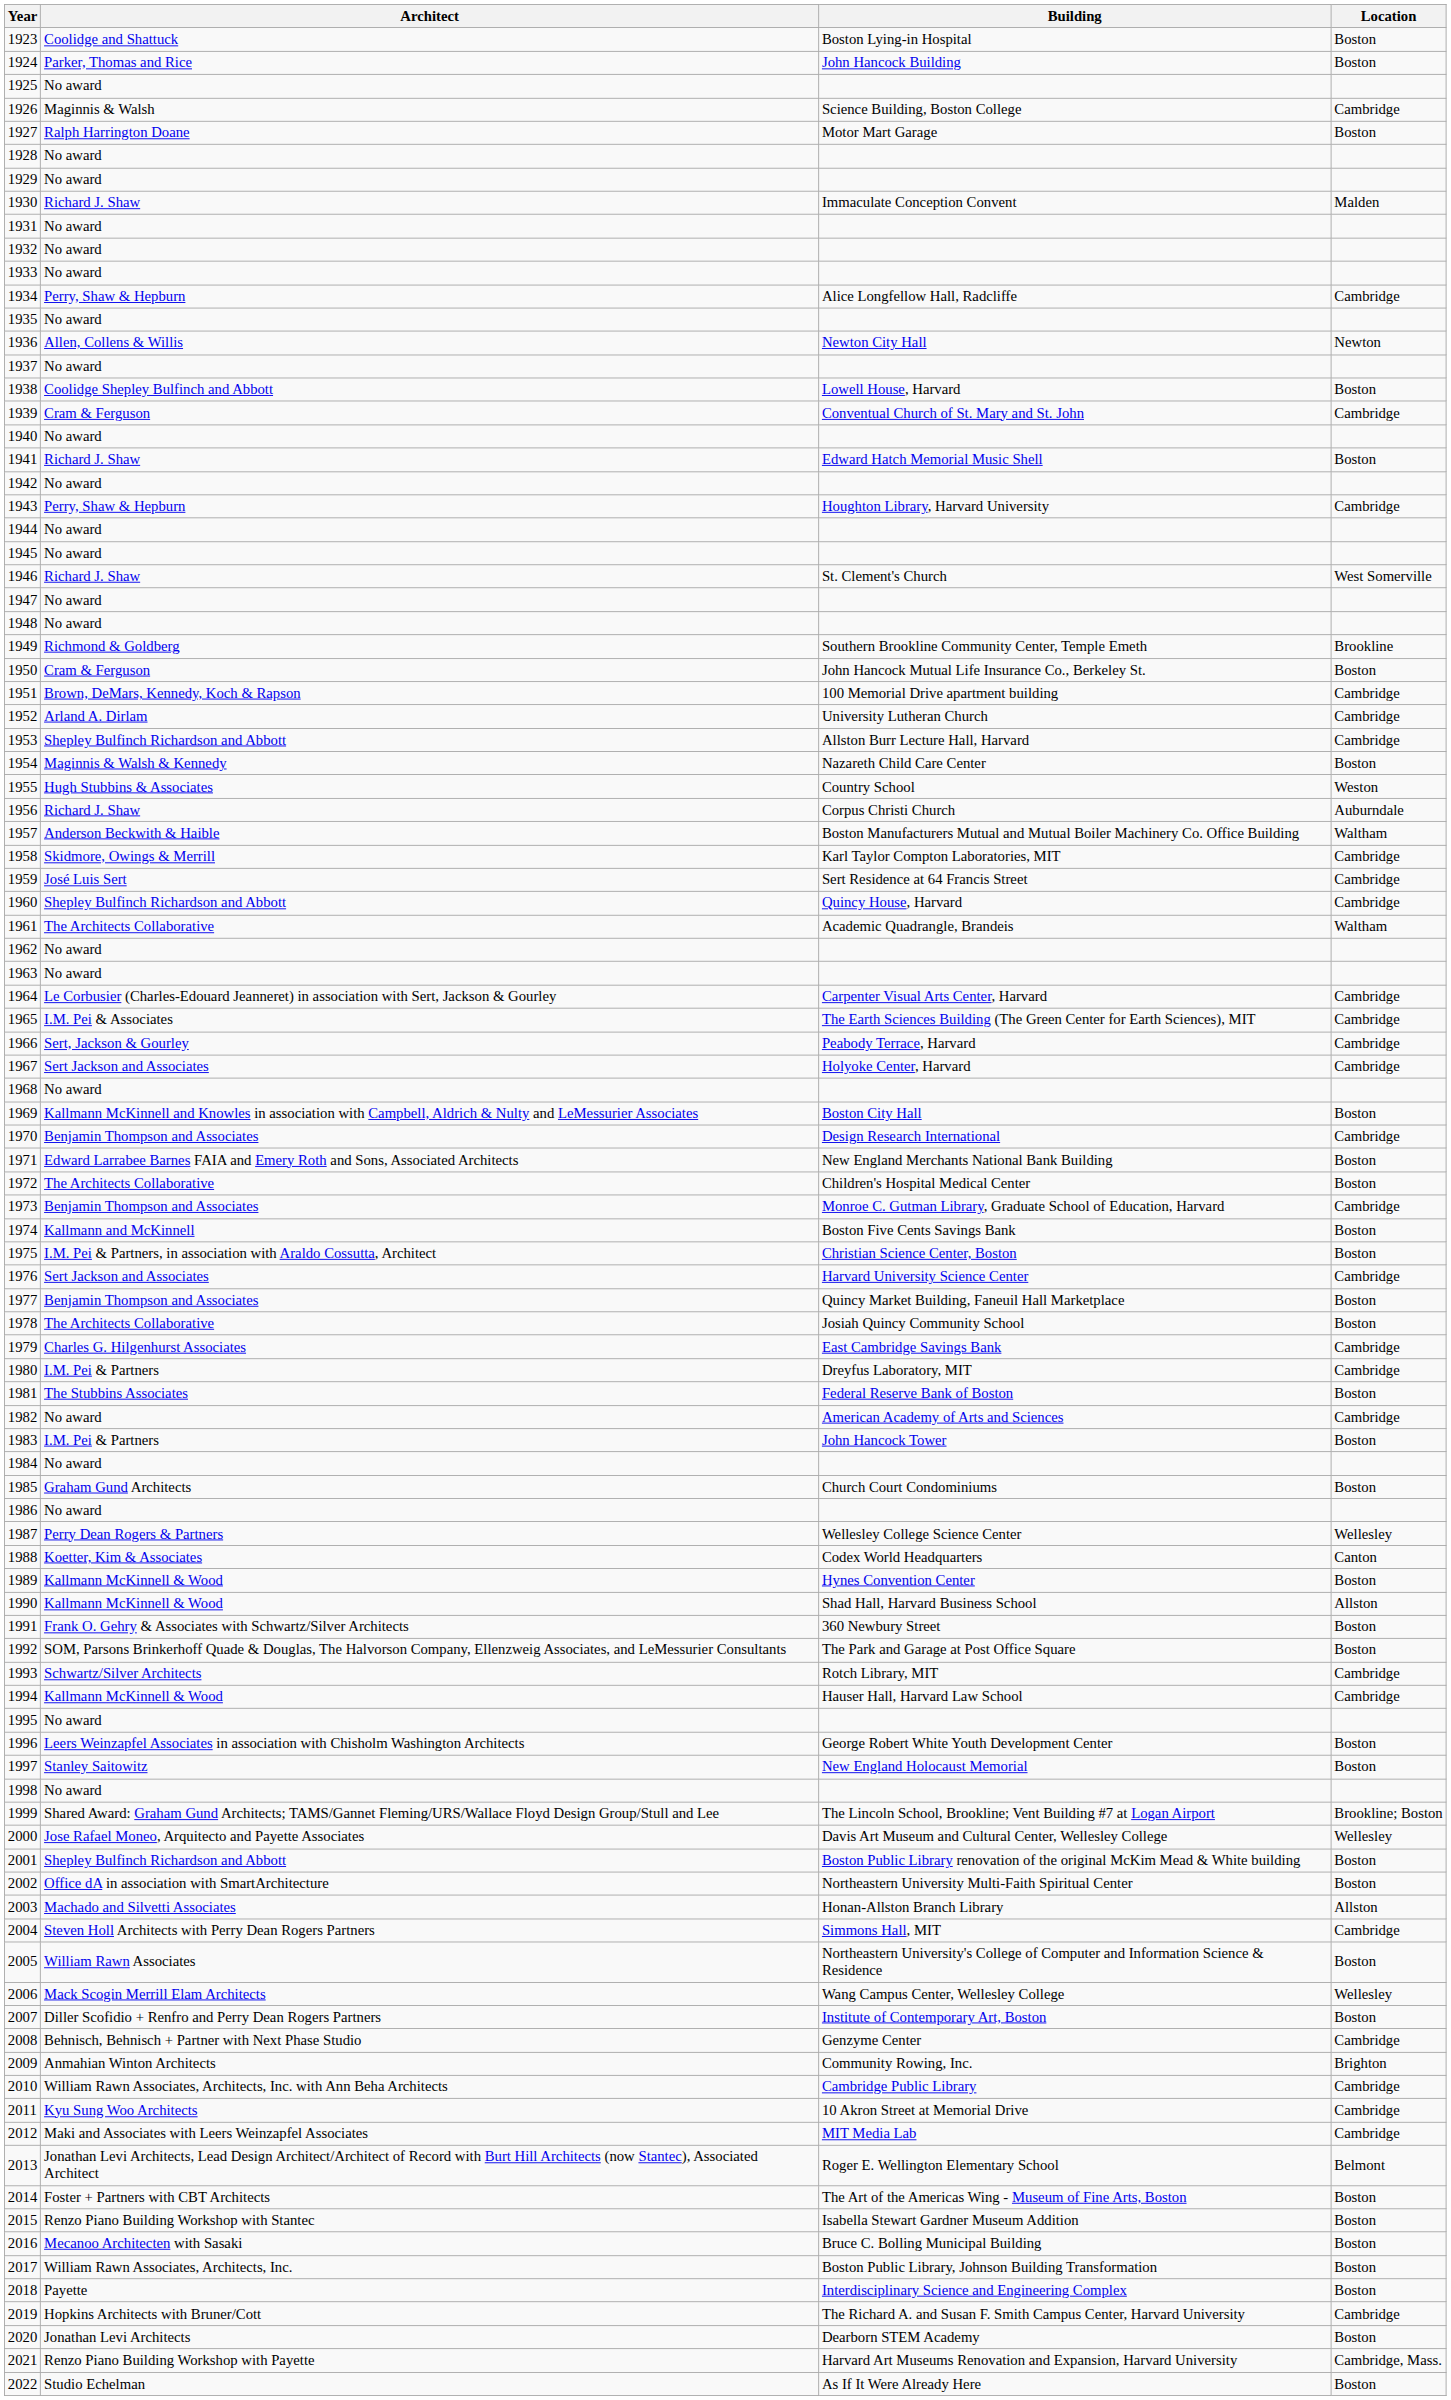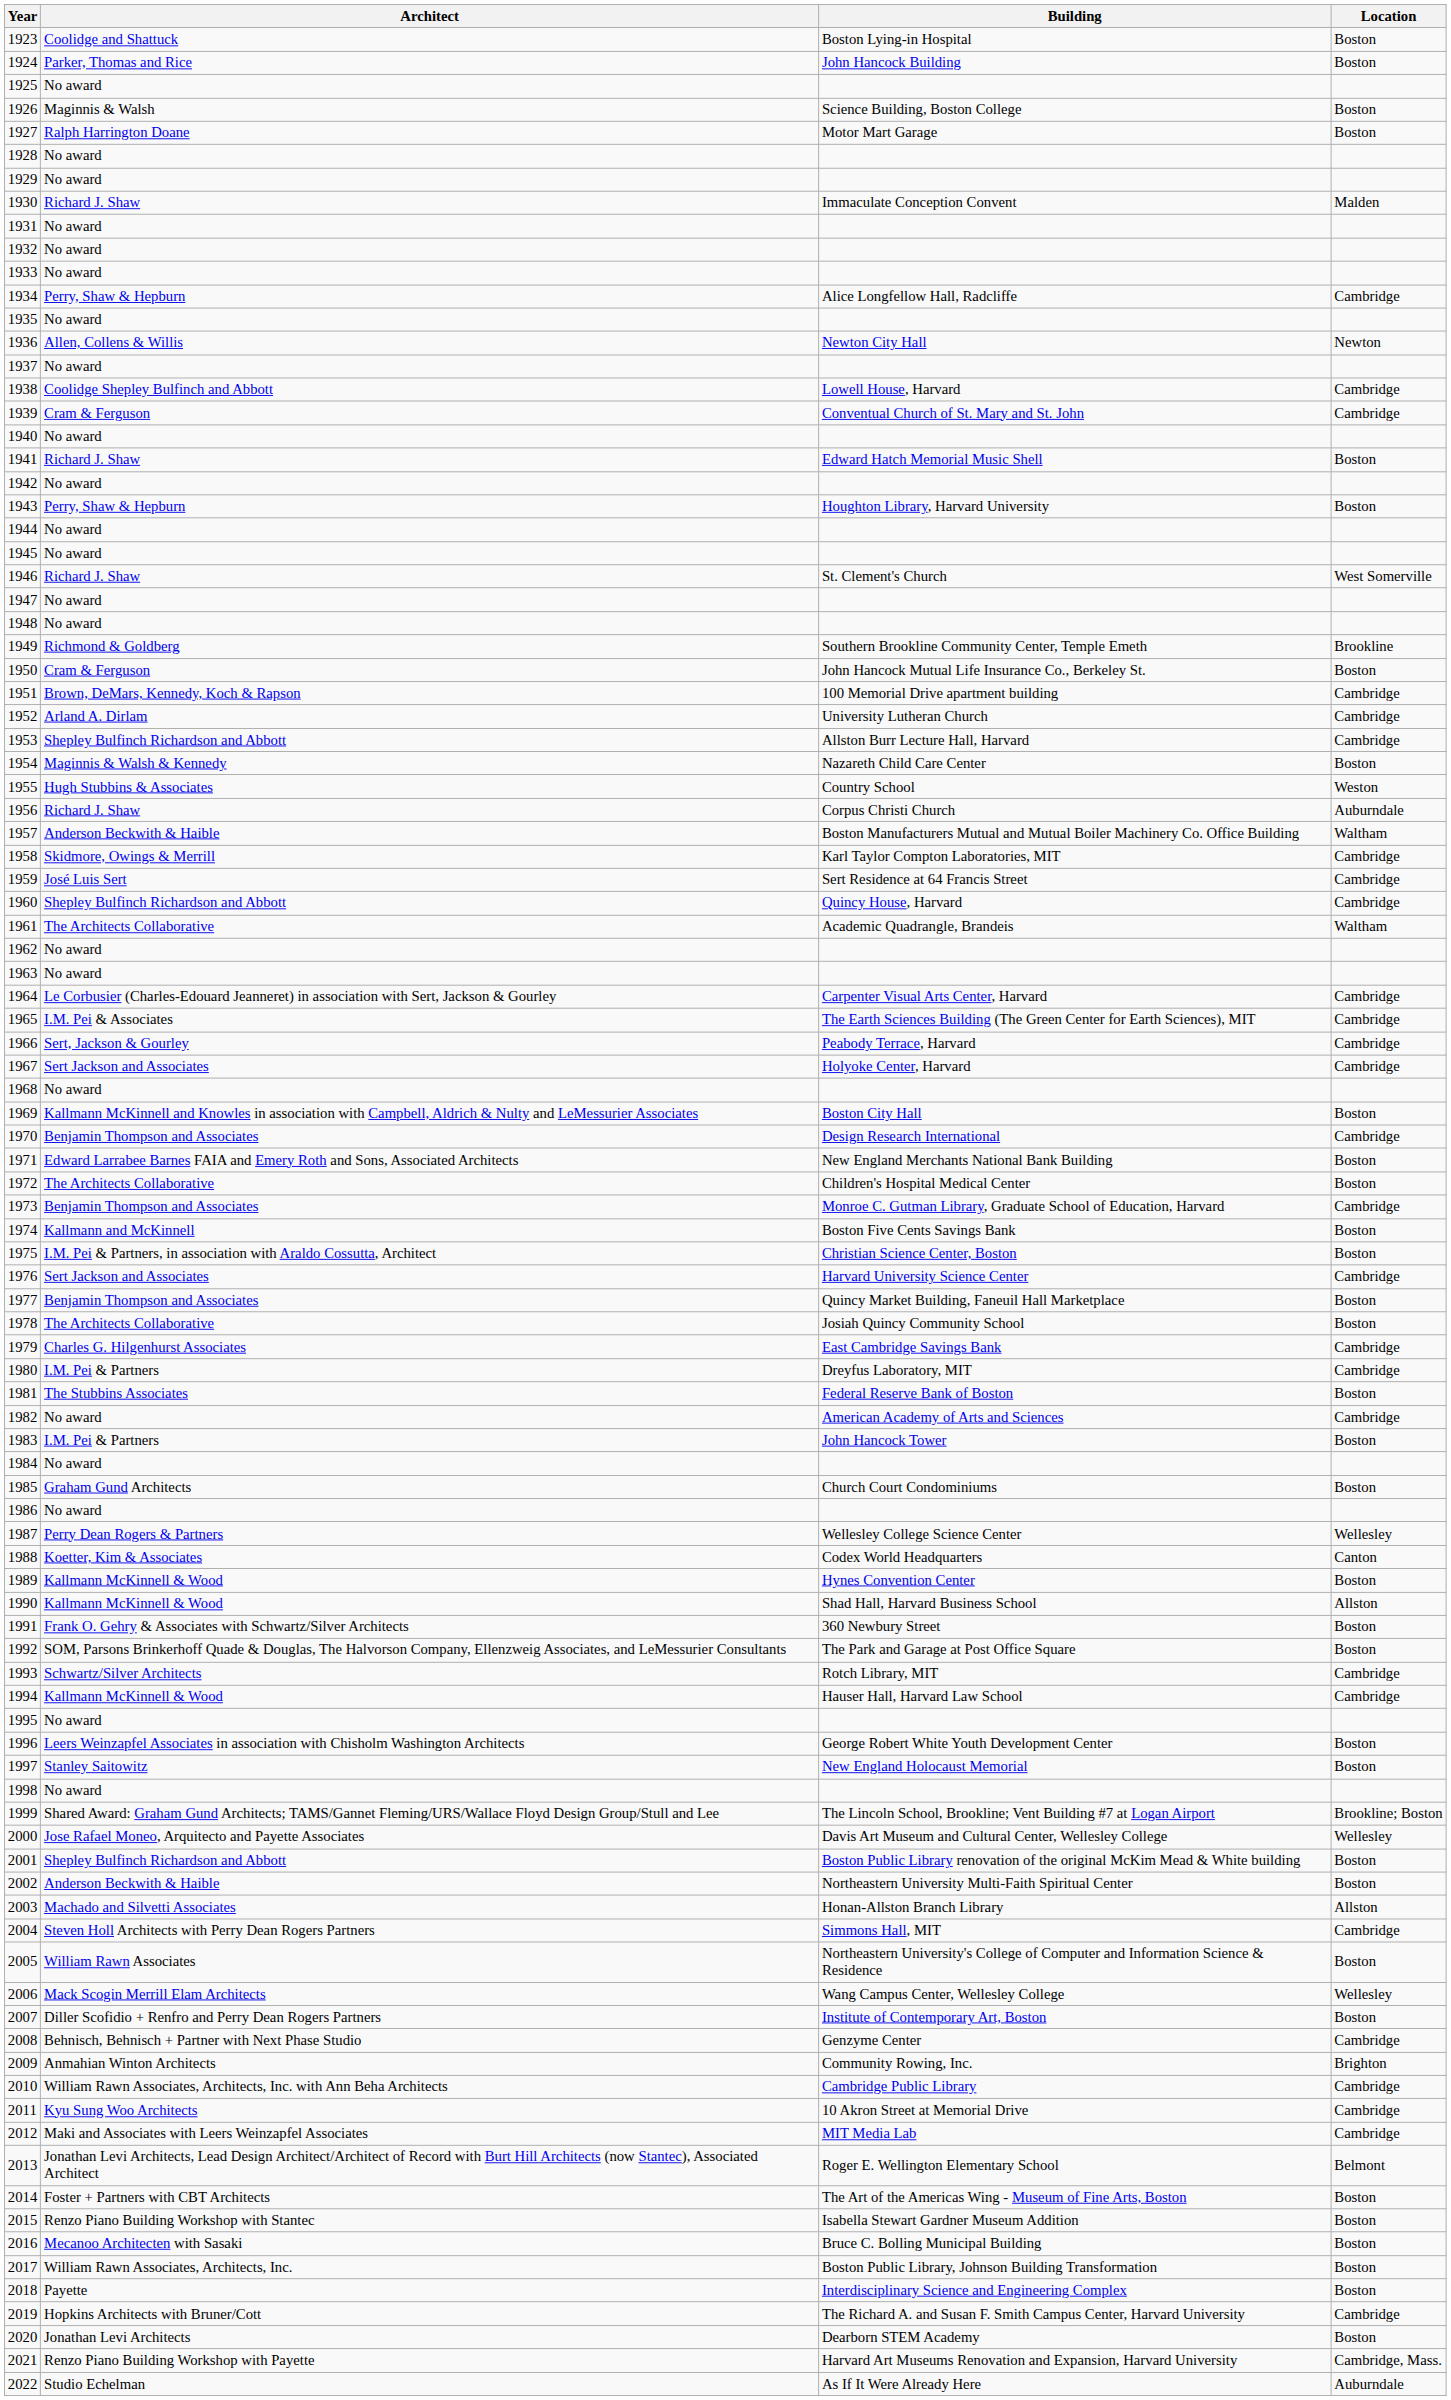(1367, 109) Cambridge -> (1355, 109) Boston
(1355, 389) Boston -> (1367, 389) Cambridge
(1367, 506) Cambridge -> (1355, 506) Boston
(186, 1883) Office dA in association with SmartArchitecture -> (132, 1883) Anderson Beckwith & Haible
(1355, 2383) Boston -> (1369, 2383) Auburndale
